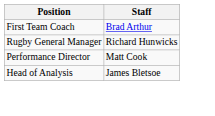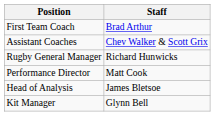+ row: (42, 42)
+ row: (31, 103)
